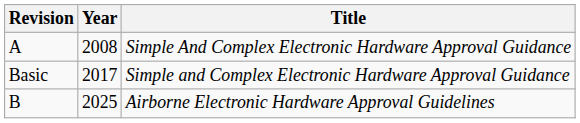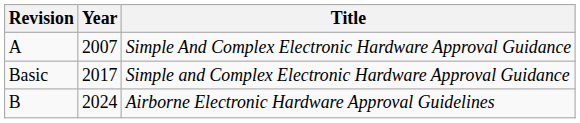(100, 46) 2008 -> (100, 46) 2007
(100, 103) 2025 -> (100, 103) 2024
